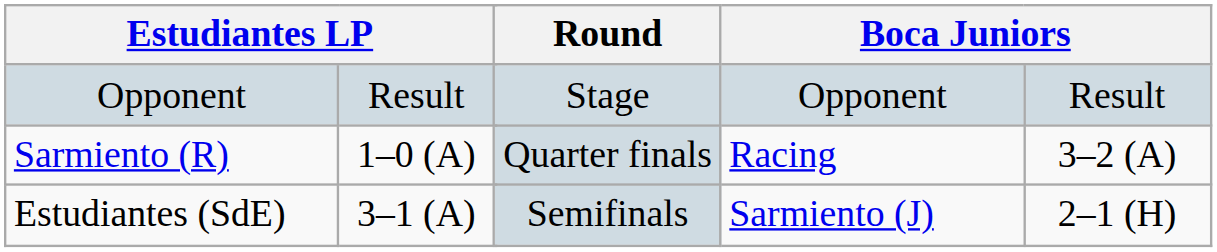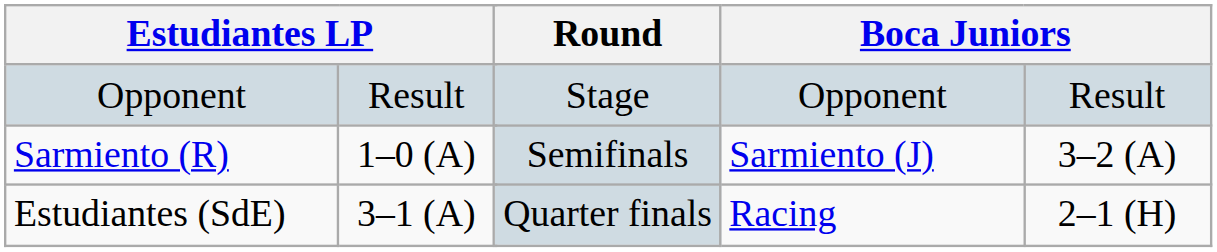(608, 154) Quarter finals -> (608, 154) Semifinals
(783, 154) Racing -> (832, 154) Sarmiento (J)
(608, 214) Semifinals -> (608, 214) Quarter finals
(832, 214) Sarmiento (J) -> (783, 214) Racing
